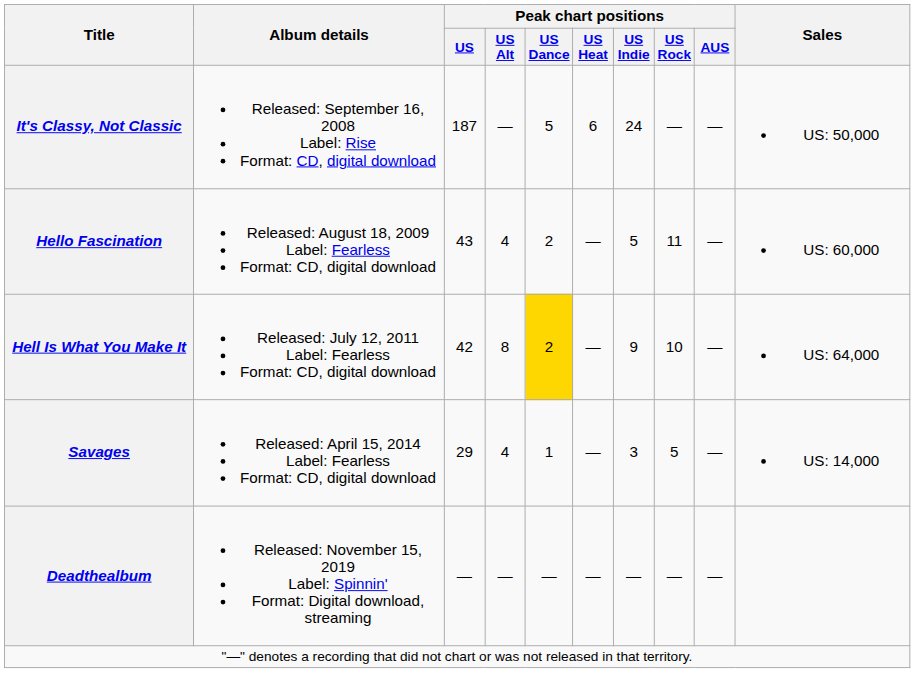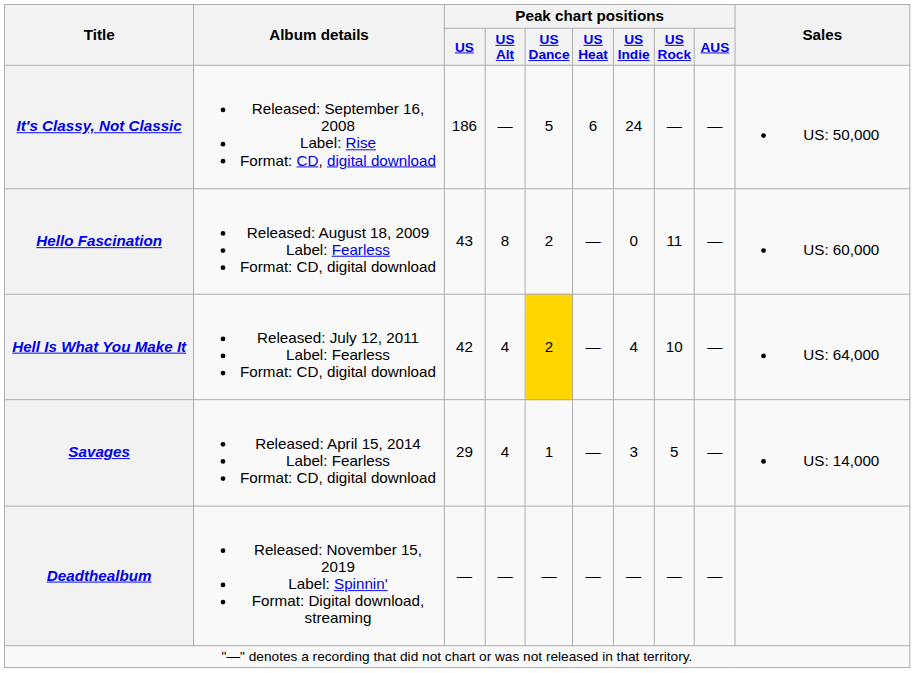(464, 126) 187 -> (464, 126) 186
(505, 241) 4 -> (505, 241) 8
(634, 241) 5 -> (634, 241) 0
(505, 347) 8 -> (505, 347) 4
(634, 347) 9 -> (634, 347) 4
